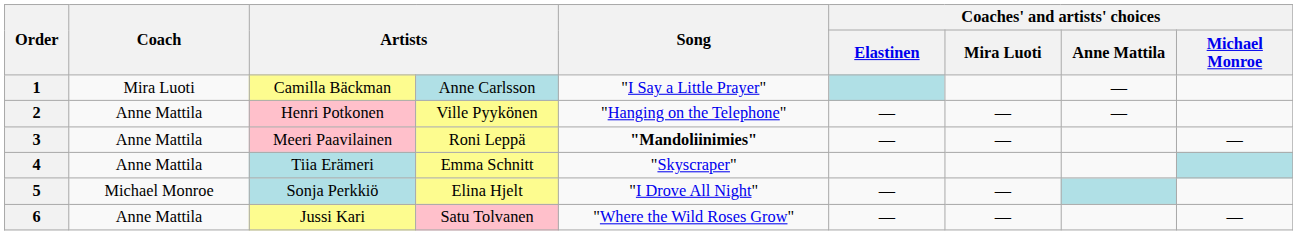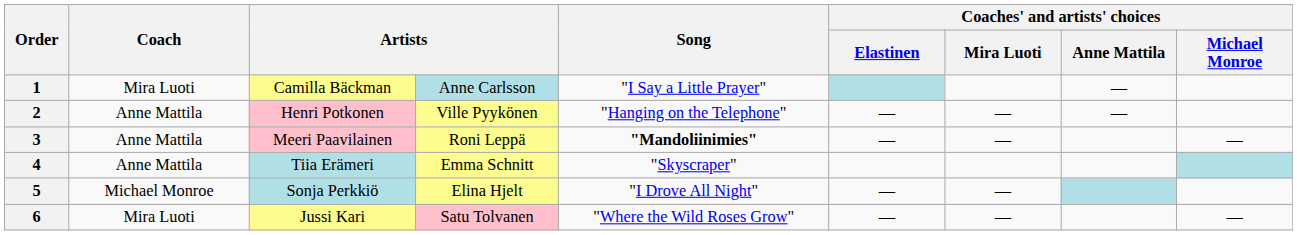(159, 216) Anne Mattila -> (159, 216) Mira Luoti
